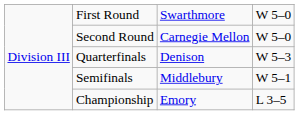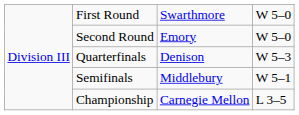(205, 36) Carnegie Mellon -> (178, 36) Emory
(178, 99) Emory -> (205, 99) Carnegie Mellon
